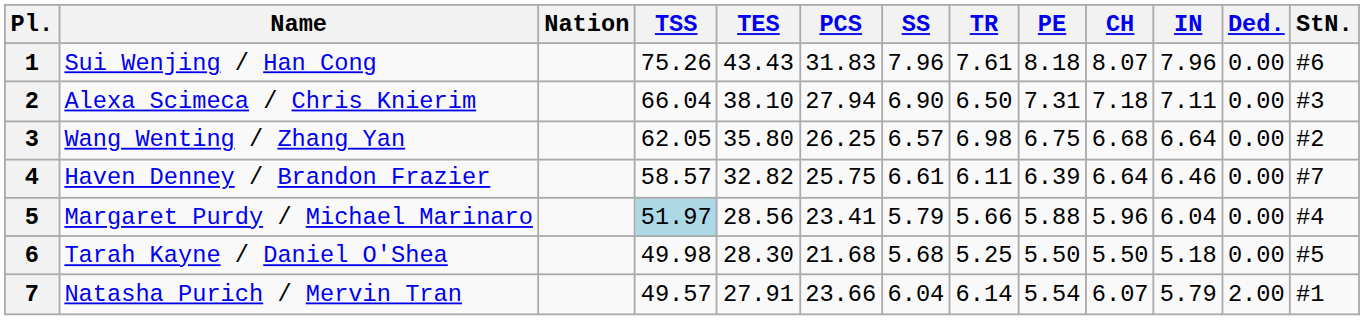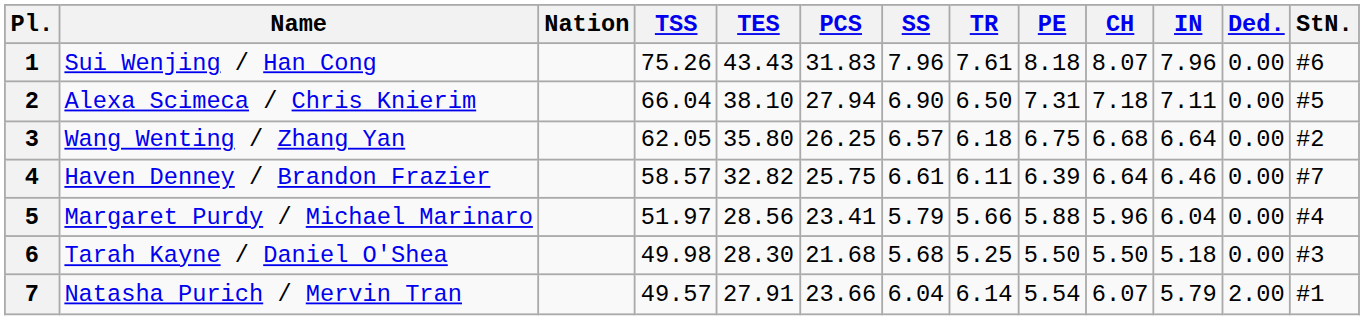(1310, 101) #3 -> (1310, 101) #5
(984, 140) 6.98 -> (984, 140) 6.18
(676, 217) lightblue background -> (676, 217) no background
(1310, 256) #5 -> (1310, 256) #3
